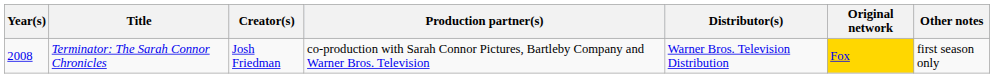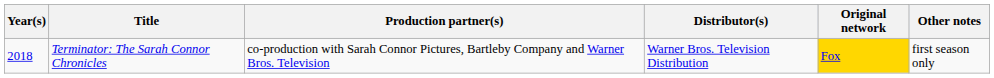- column: (267, 21)
(20, 55) 2008 -> (20, 55) 2018
